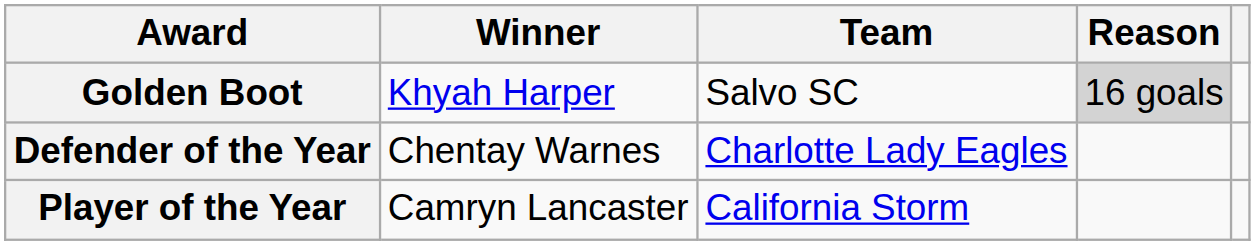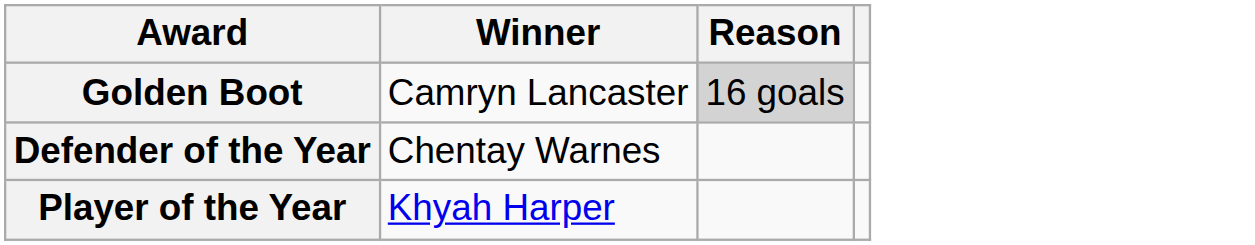- column: (886, 33)
(501, 92) Khyah Harper -> (538, 92) Camryn Lancaster
(538, 208) Camryn Lancaster -> (501, 208) Khyah Harper
